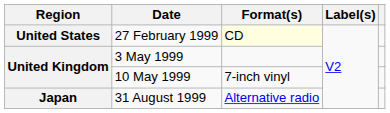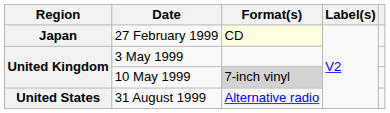(58, 35) United States -> (58, 35) Japan
(257, 77) no background -> (257, 77) lightgrey background
(58, 98) Japan -> (58, 98) United States
